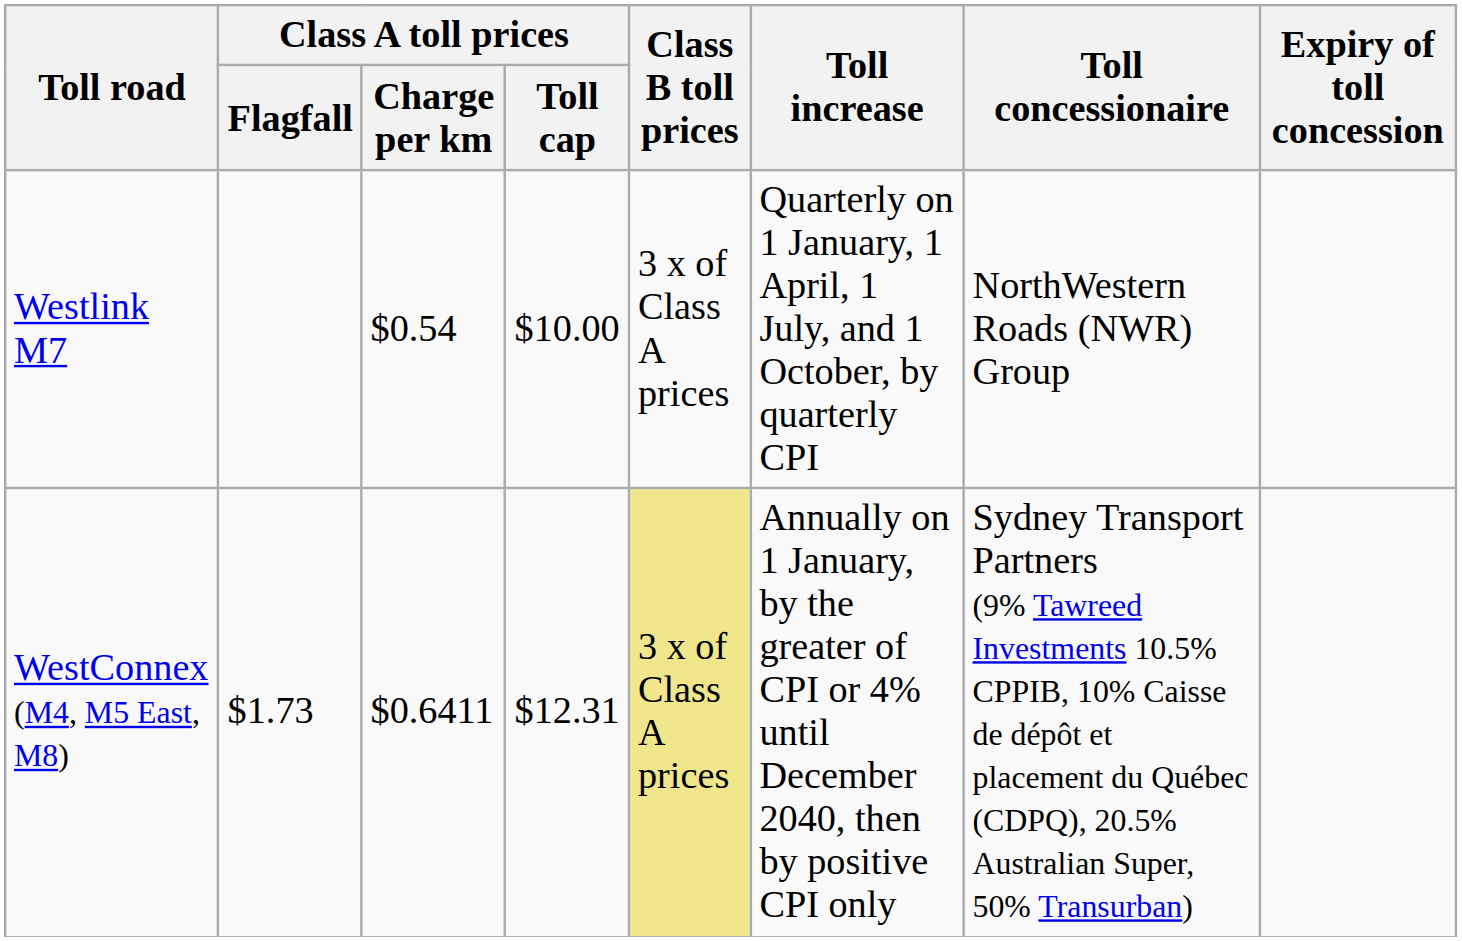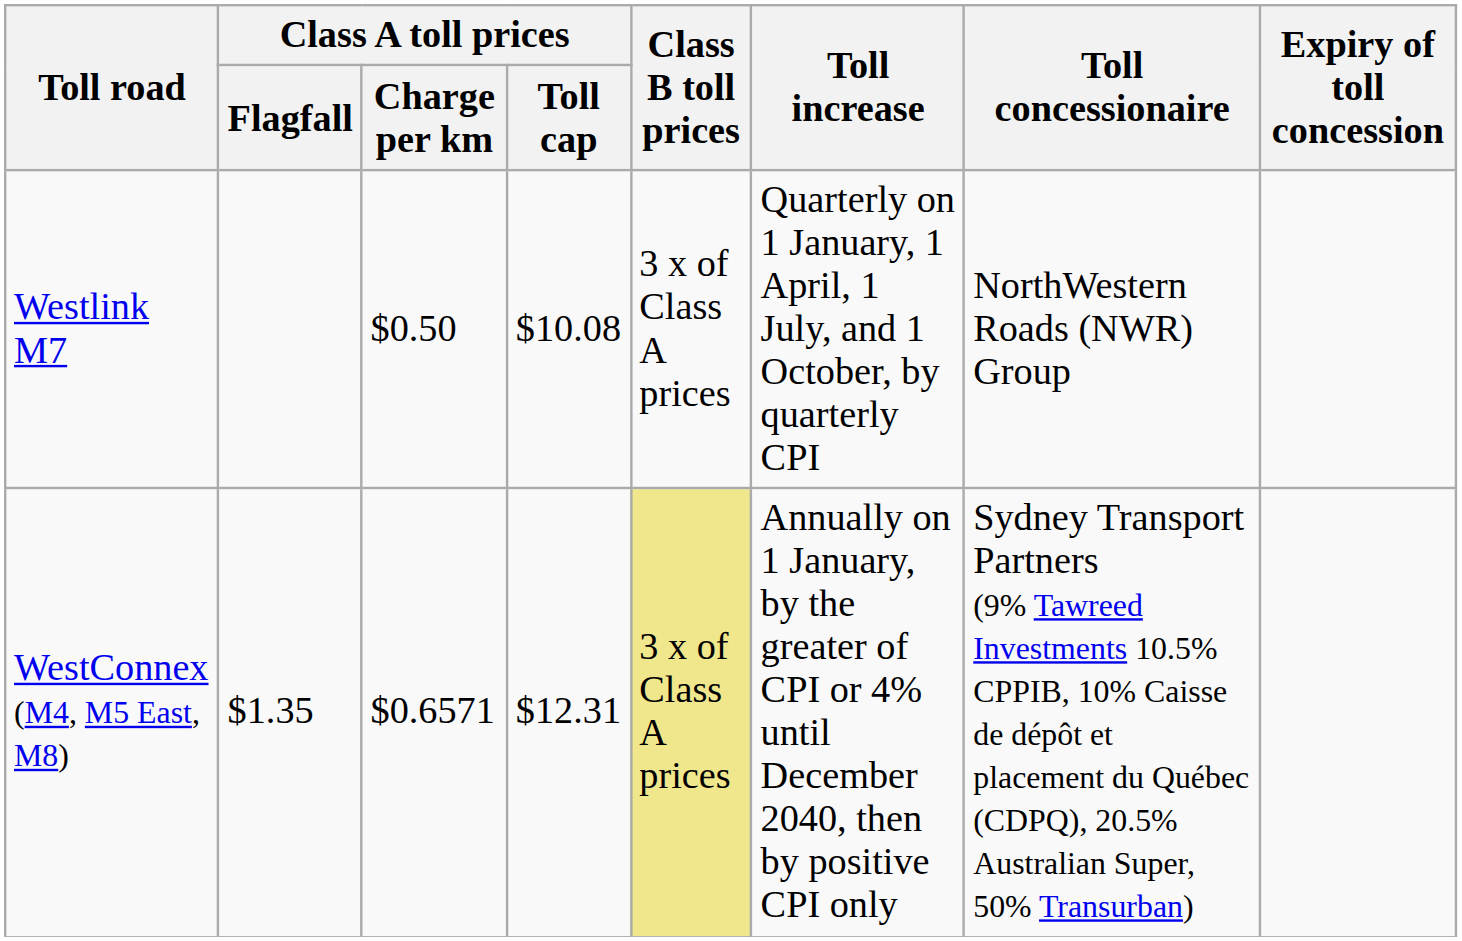(414, 328) $0.54 -> (414, 328) $0.50
(567, 328) $10.00 -> (568, 328) $10.08
(271, 711) $1.73 -> (271, 711) $1.35
(432, 711) $0.6411 -> (433, 711) $0.6571
